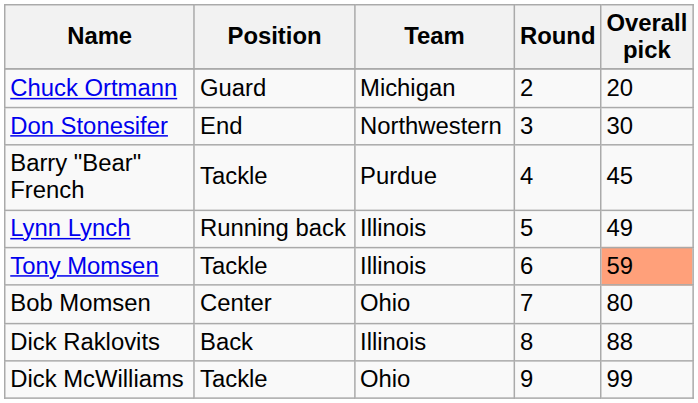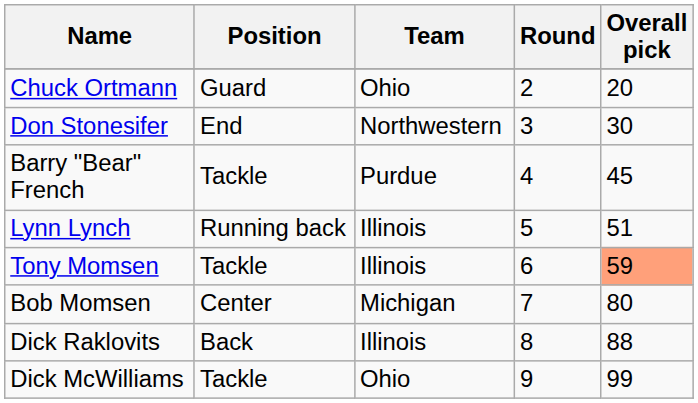(408, 88) Michigan -> (385, 88) Ohio
(620, 228) 49 -> (620, 228) 51
(385, 303) Ohio -> (408, 303) Michigan
